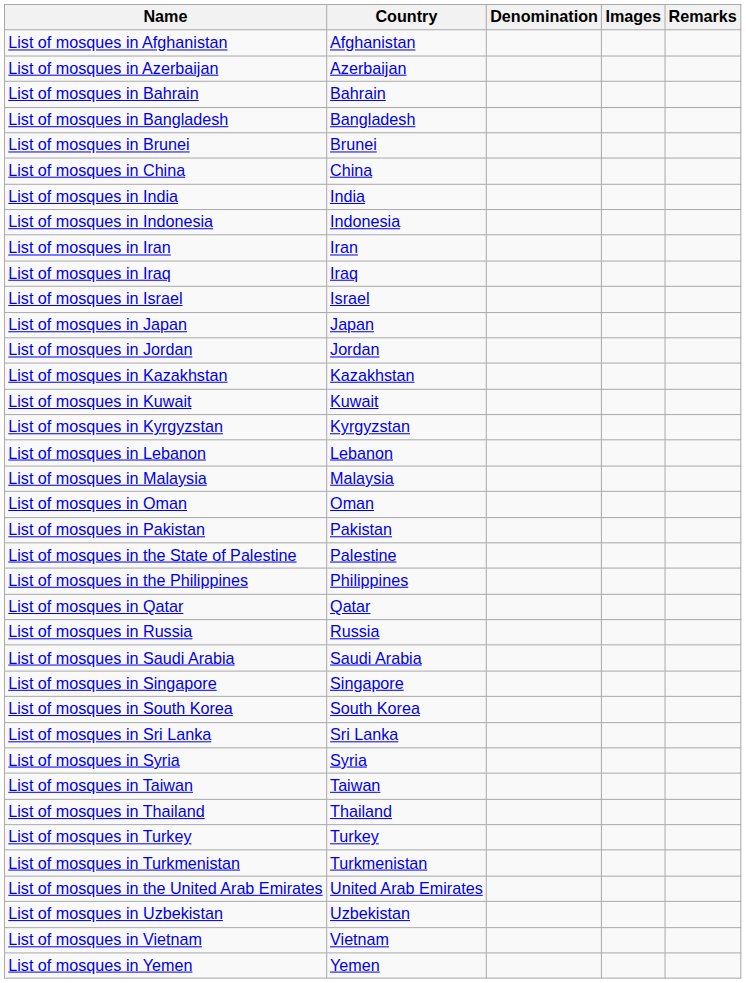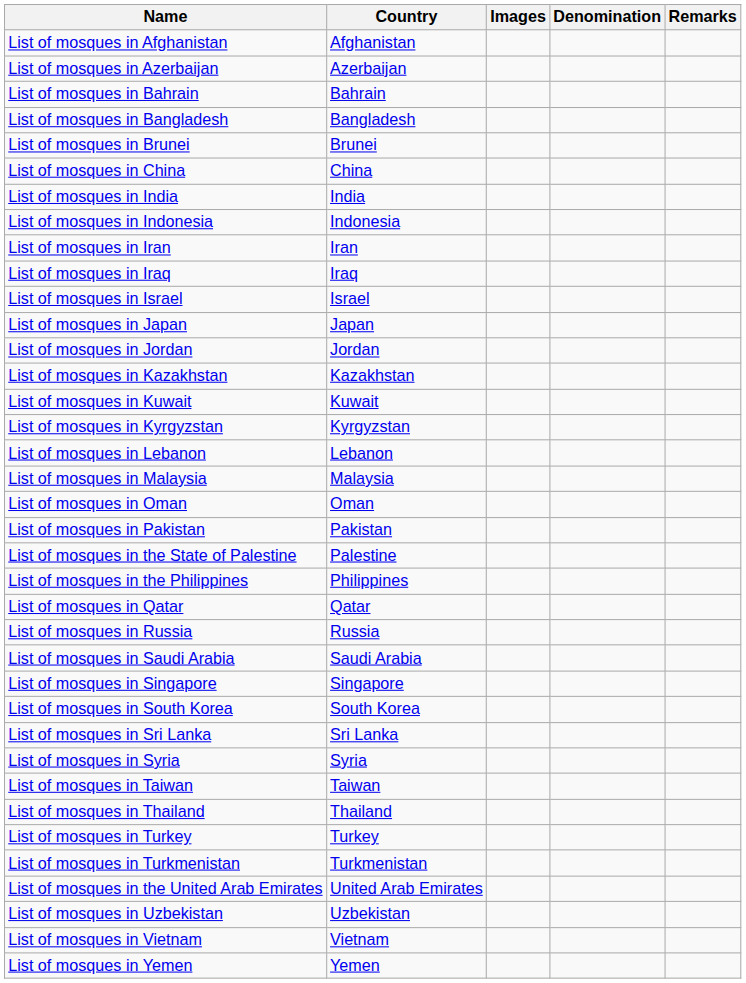columns swapped: (544, 17) <-> (633, 17)
